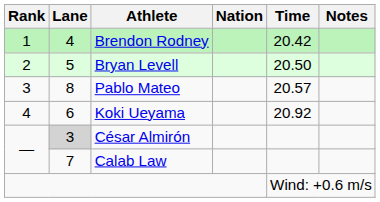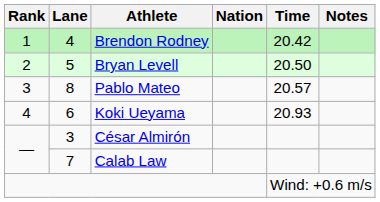(293, 112) 20.92 -> (293, 112) 20.93
(70, 137) lightgrey background -> (70, 137) no background
